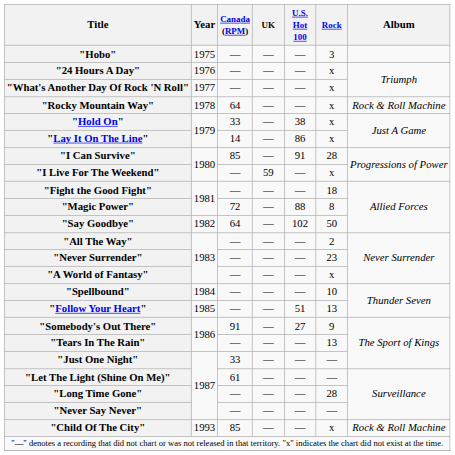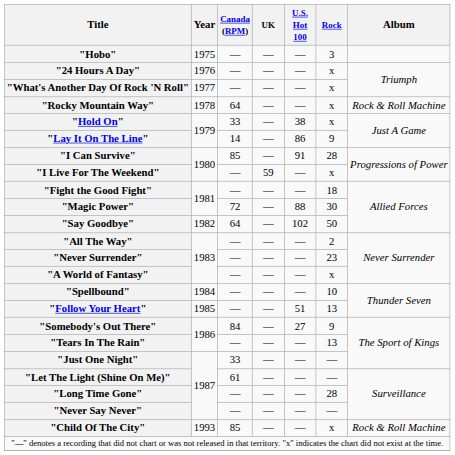(332, 139) x -> (332, 139) 9
(332, 207) 8 -> (332, 207) 30
(235, 326) 91 -> (235, 326) 84
